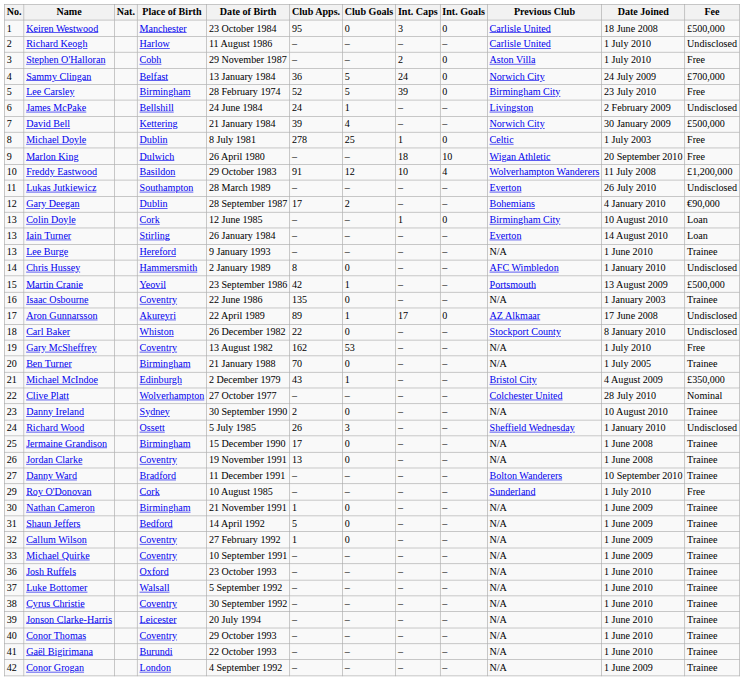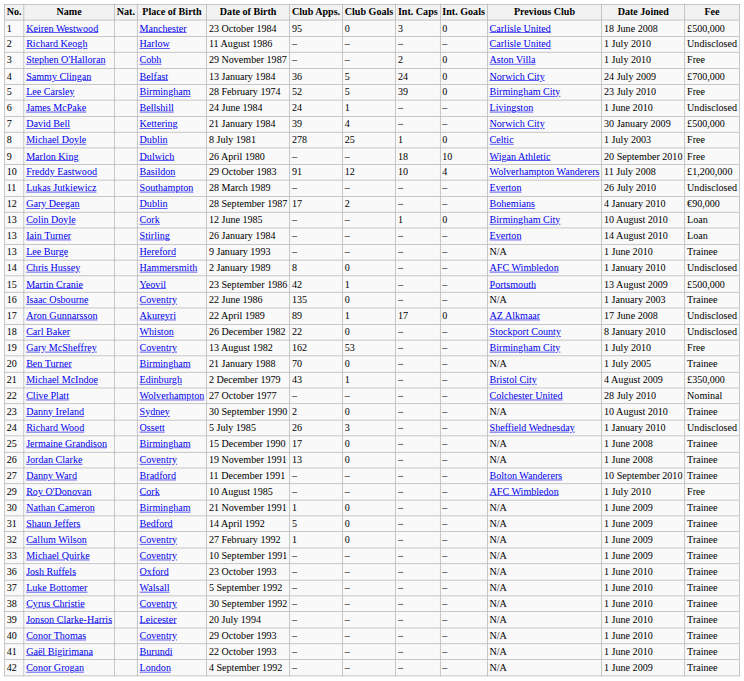(637, 108) 2 February 2009 -> (628, 108) 1 June 2010
(498, 348) N/A -> (525, 348) Birmingham City
(512, 492) Sunderland -> (524, 492) AFC Wimbledon
